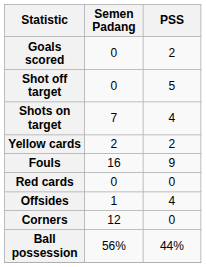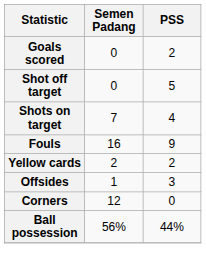rows swapped: (45, 163) <-> (45, 144)
- row: (45, 182)
(172, 201) 4 -> (172, 182) 3
